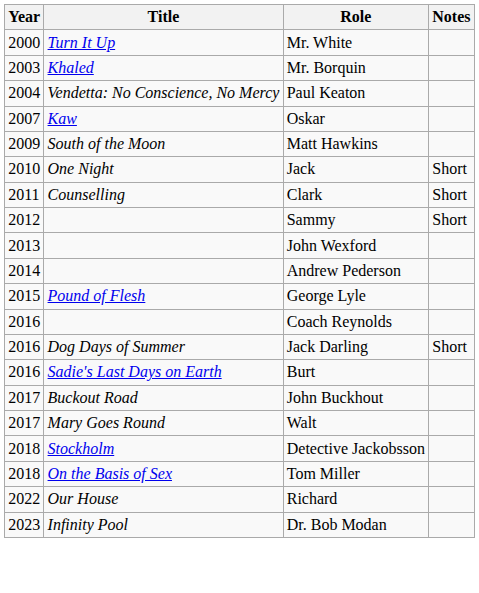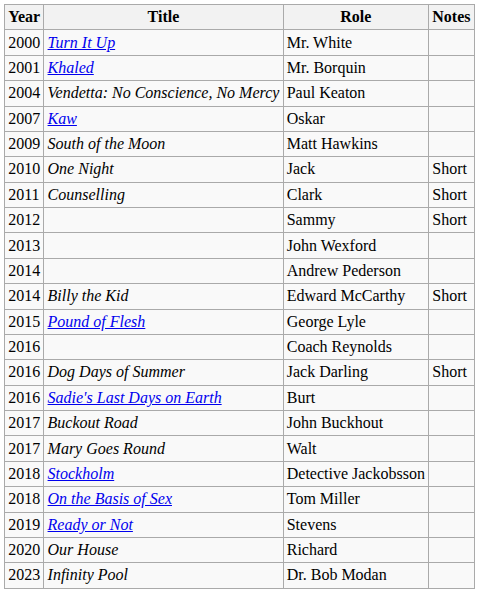(24, 67) 2003 -> (24, 67) 2001
+ row: (346, 296)
+ row: (312, 524)
(24, 499) 2022 -> (24, 550) 2020
